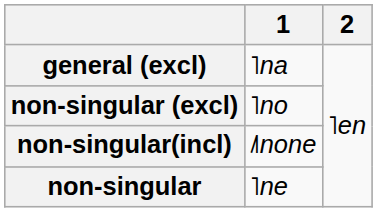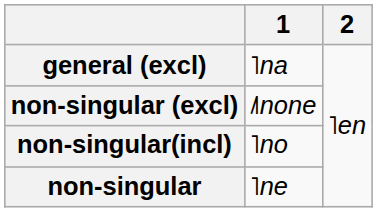(269, 105) ˥no -> (283, 105) ˩˥none
(283, 145) ˩˥none -> (269, 145) ˥no
